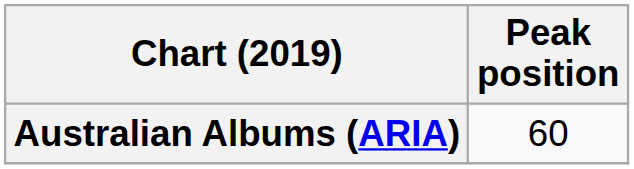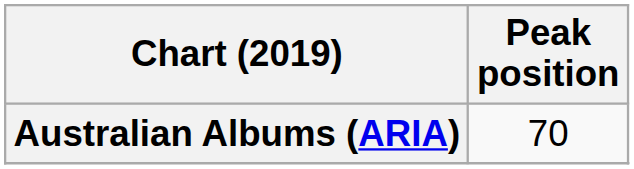(548, 132) 60 -> (548, 132) 70
